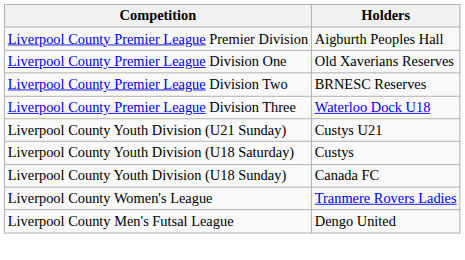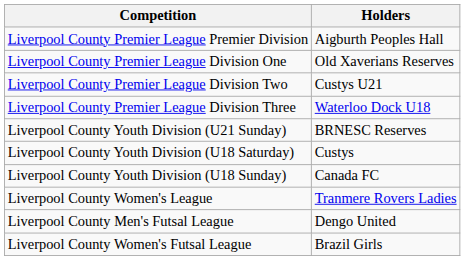(371, 84) BRNESC Reserves -> (349, 84) Custys U21
(349, 130) Custys U21 -> (371, 130) BRNESC Reserves
+ row: (130, 244)
